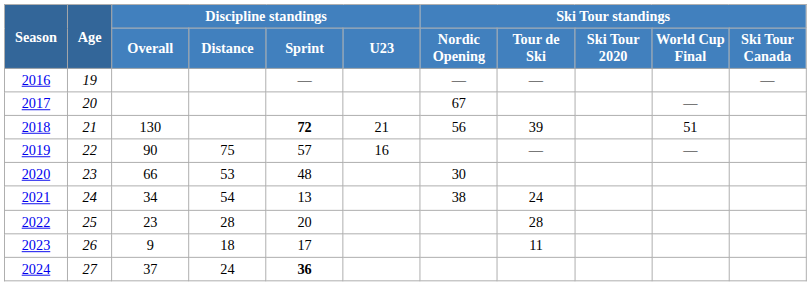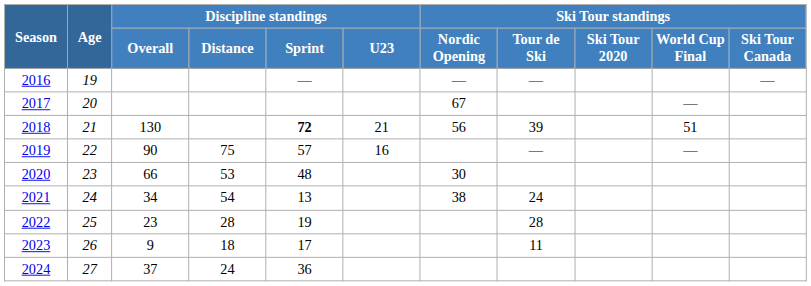(305, 221) 20 -> (305, 221) 19
(305, 268) bold -> (305, 268) normal
